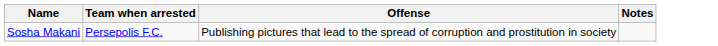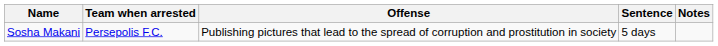+ column: (647, 13)
